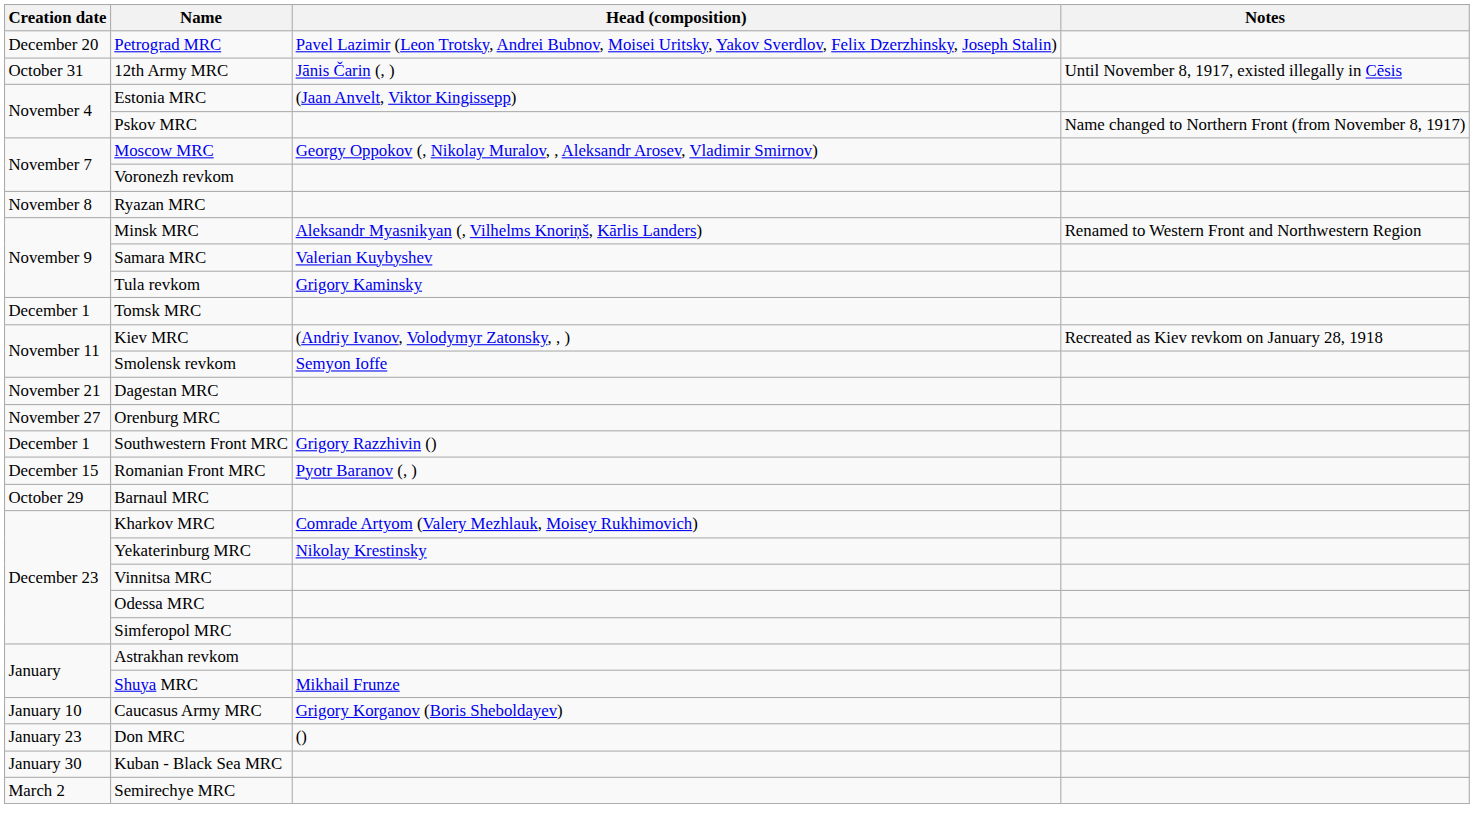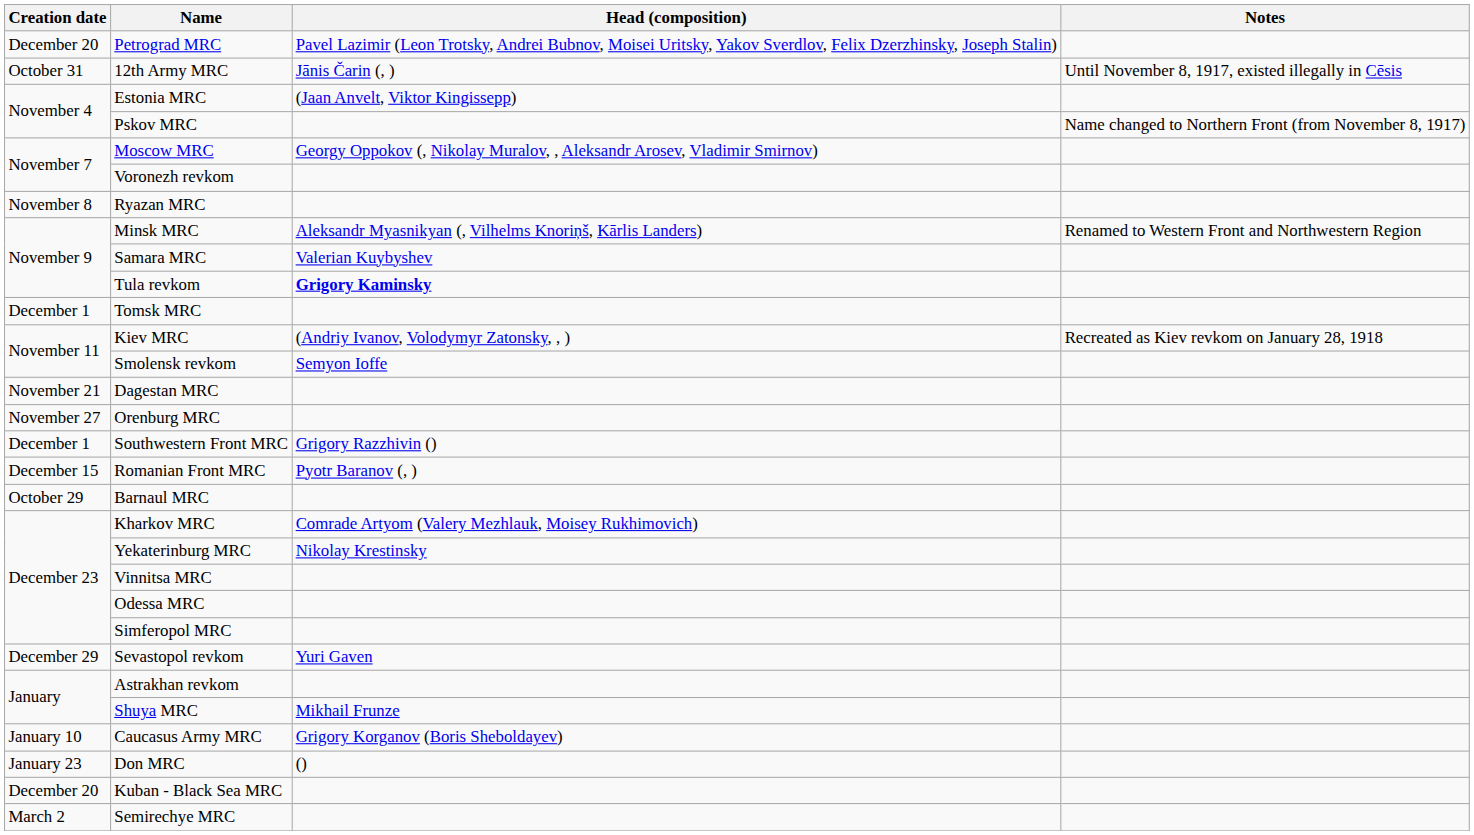(359, 284) normal -> (364, 284) bold
+ row: (179, 657)
(45, 763) January 30 -> (53, 790) December 20
